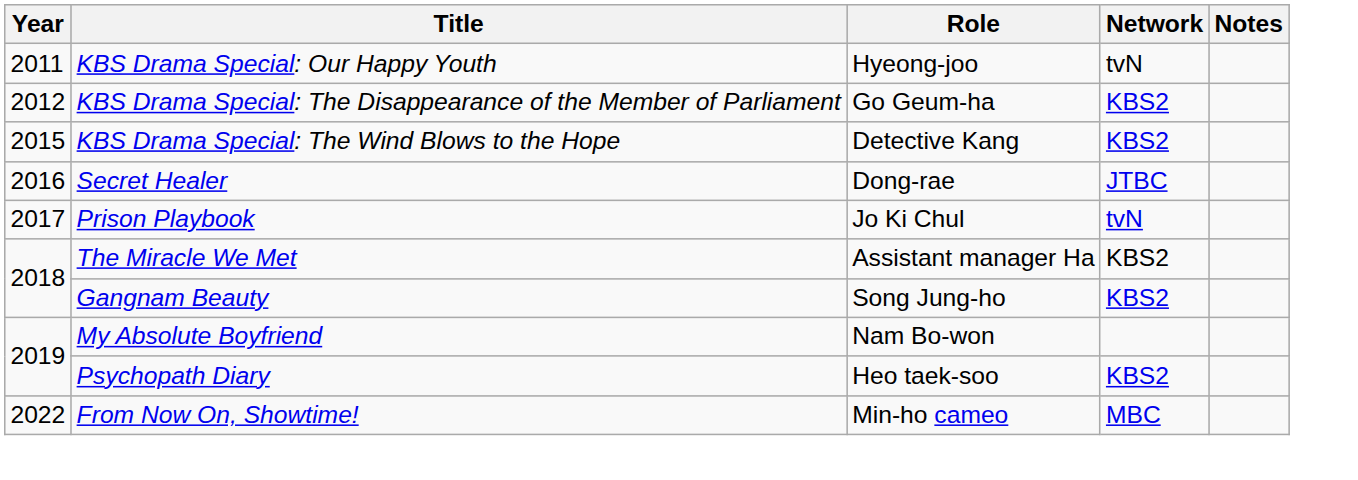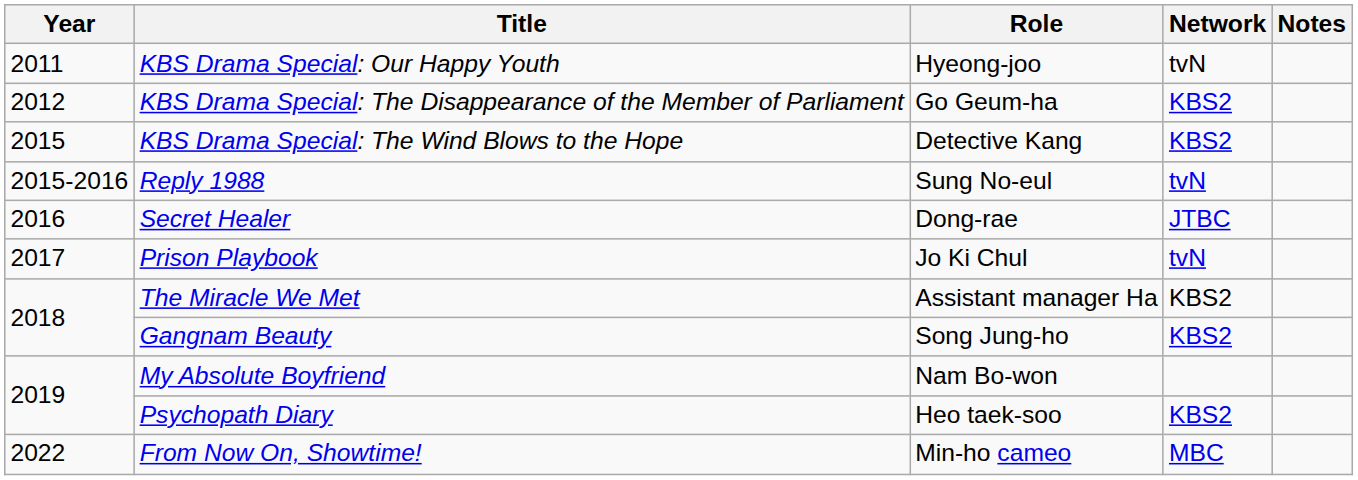+ row: (202, 180)
